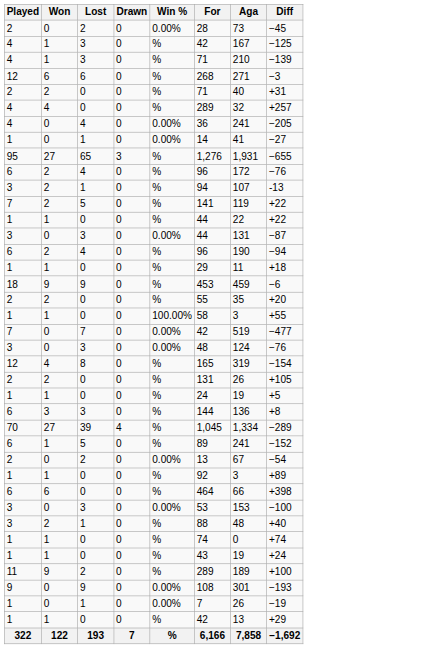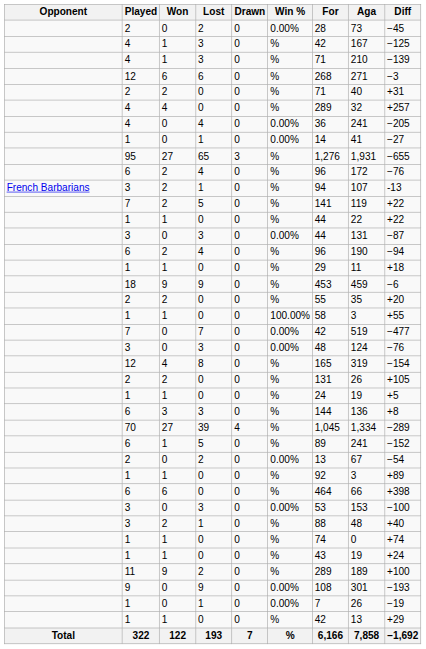+ column: (63, 12)
